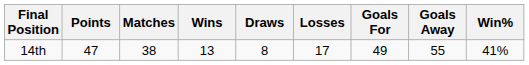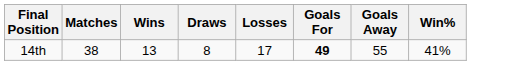- column: (91, 22)
(380, 50) normal -> (322, 50) bold
